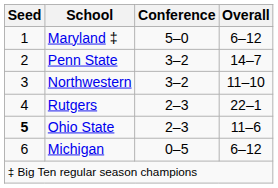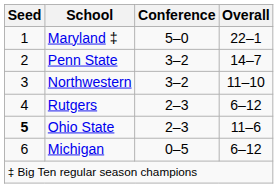(246, 37) 6–12 -> (246, 37) 22–1
(246, 104) 22–1 -> (246, 104) 6–12
